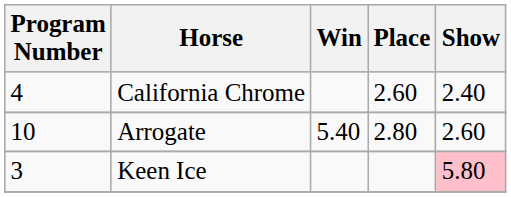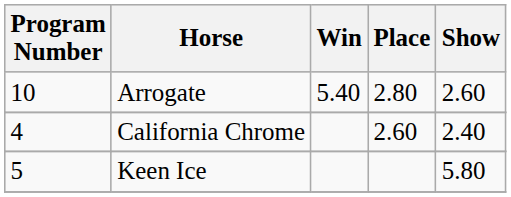rows swapped: (162, 131) <-> (211, 91)
(17, 171) 3 -> (17, 171) 5
(464, 171) pink background -> (464, 171) no background
